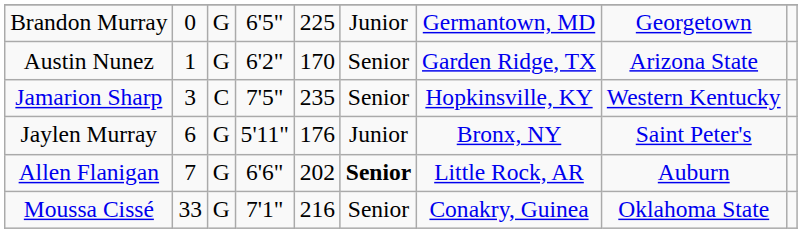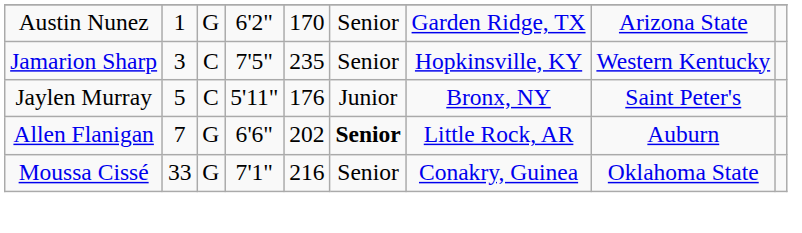- row: (89, 23)
(190, 135) 6 -> (180, 97) 5
(221, 135) G -> (211, 97) C
